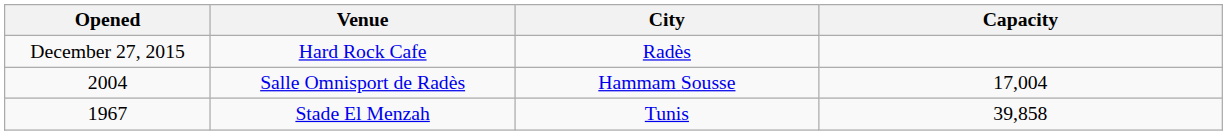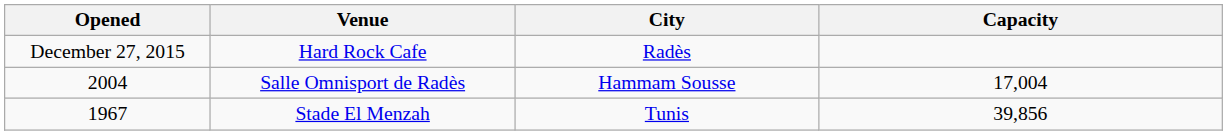(1020, 113) 39,858 -> (1020, 113) 39,856
